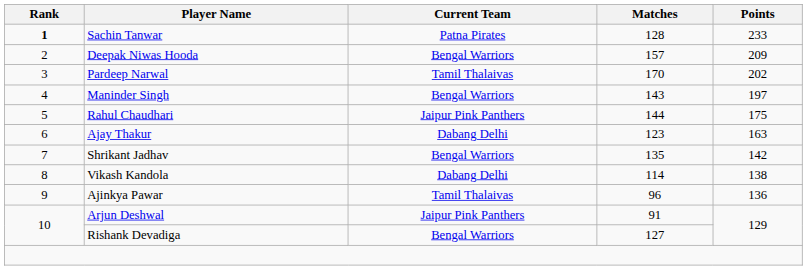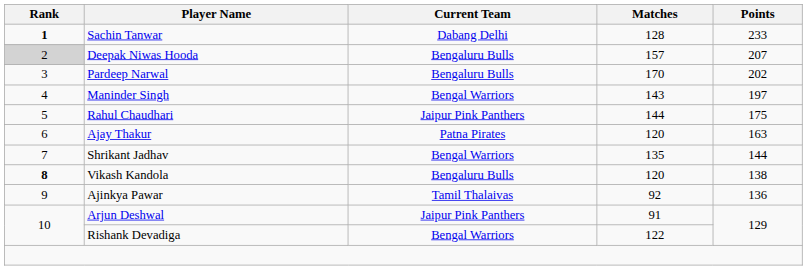(472, 34) Patna Pirates -> (472, 34) Dabang Delhi
(44, 54) no background -> (44, 54) lightgrey background
(472, 54) Bengal Warriors -> (472, 54) Bengaluru Bulls
(758, 54) 209 -> (758, 54) 207
(472, 74) Tamil Thalaivas -> (472, 74) Bengaluru Bulls
(472, 134) Dabang Delhi -> (472, 134) Patna Pirates
(655, 134) 123 -> (655, 134) 120
(758, 154) 142 -> (758, 154) 144
(44, 174) normal -> (44, 174) bold
(472, 174) Dabang Delhi -> (472, 174) Bengaluru Bulls
(655, 174) 114 -> (655, 174) 120
(655, 194) 96 -> (655, 194) 92
(655, 235) 127 -> (655, 235) 122
